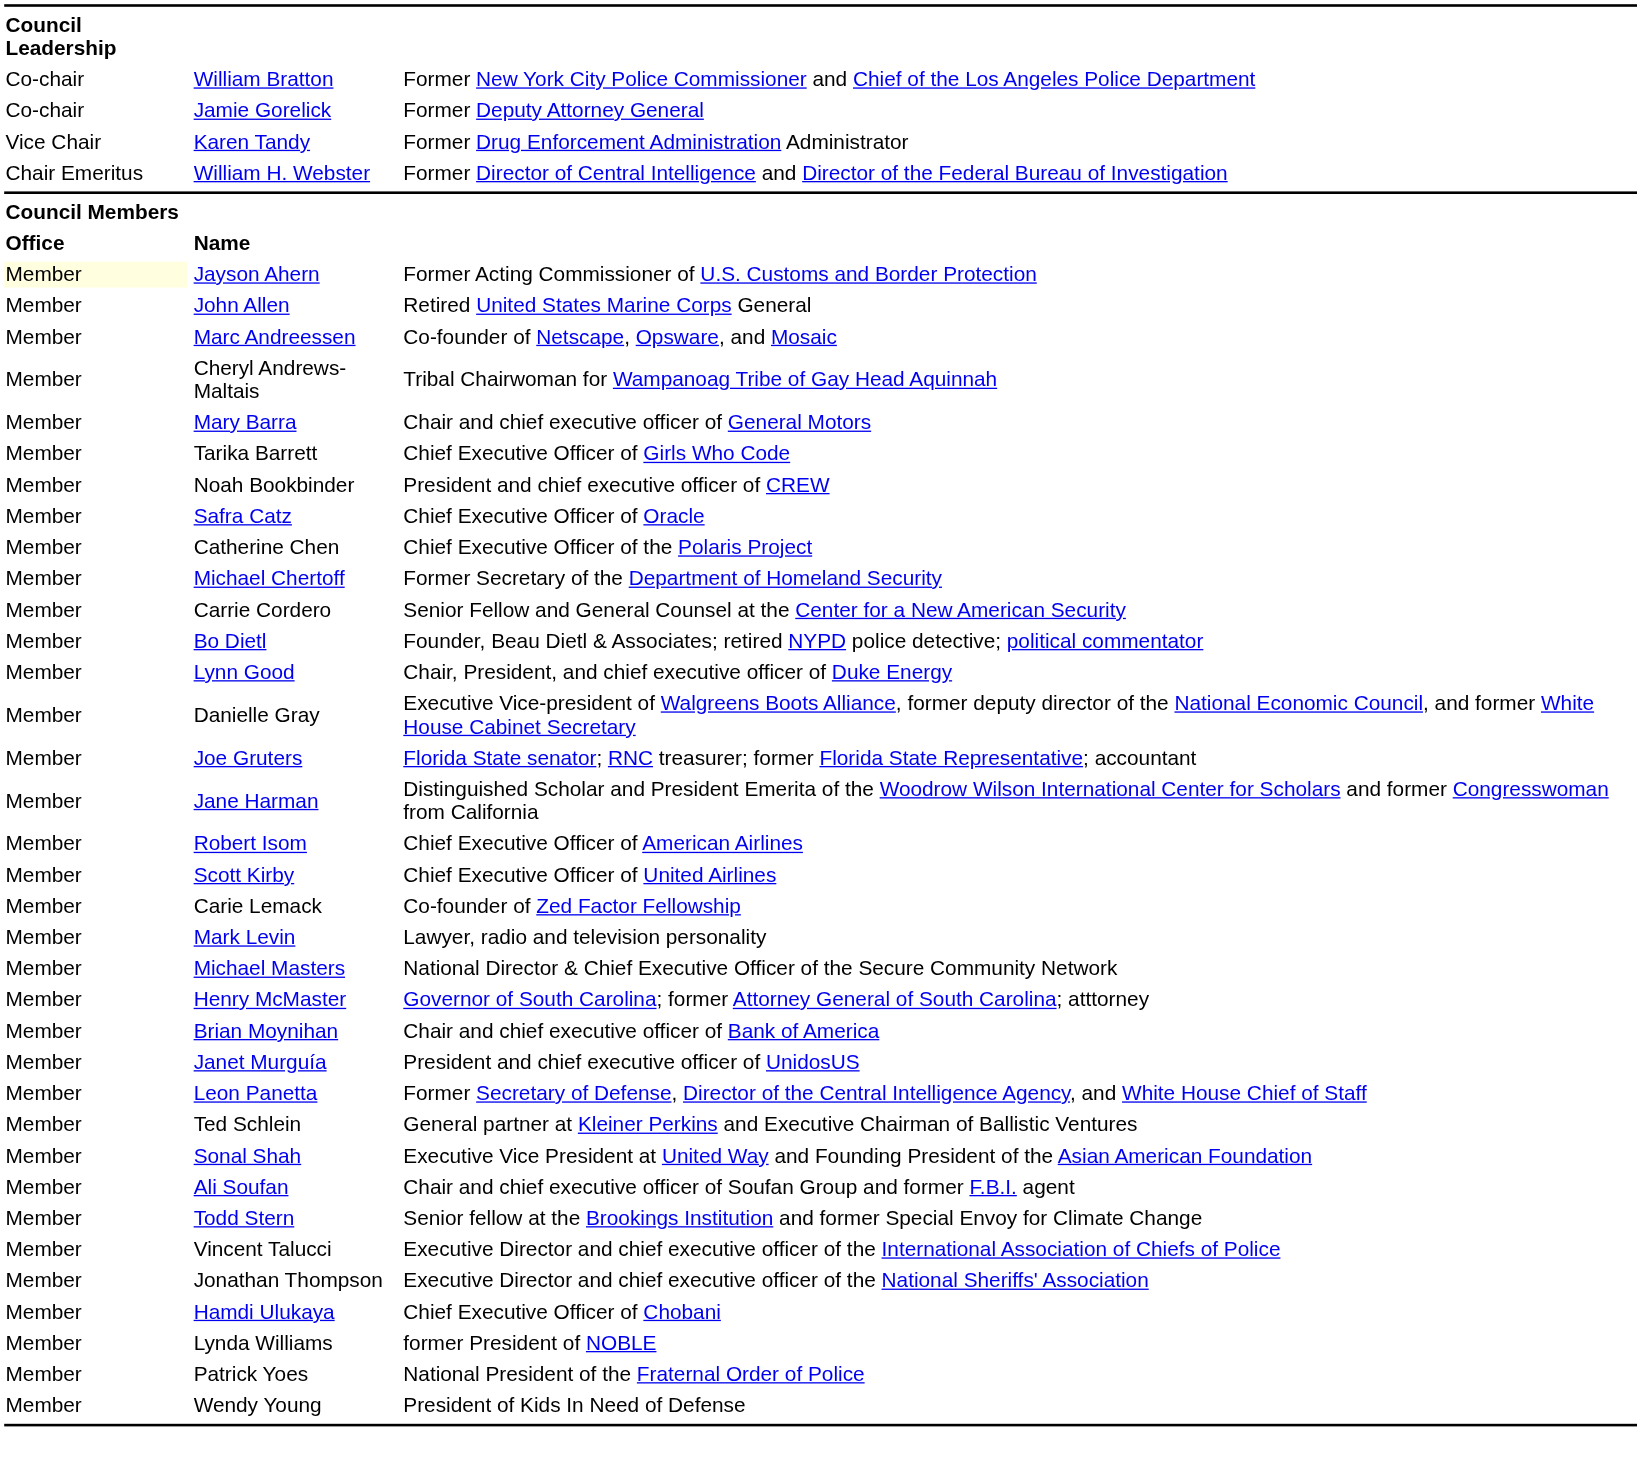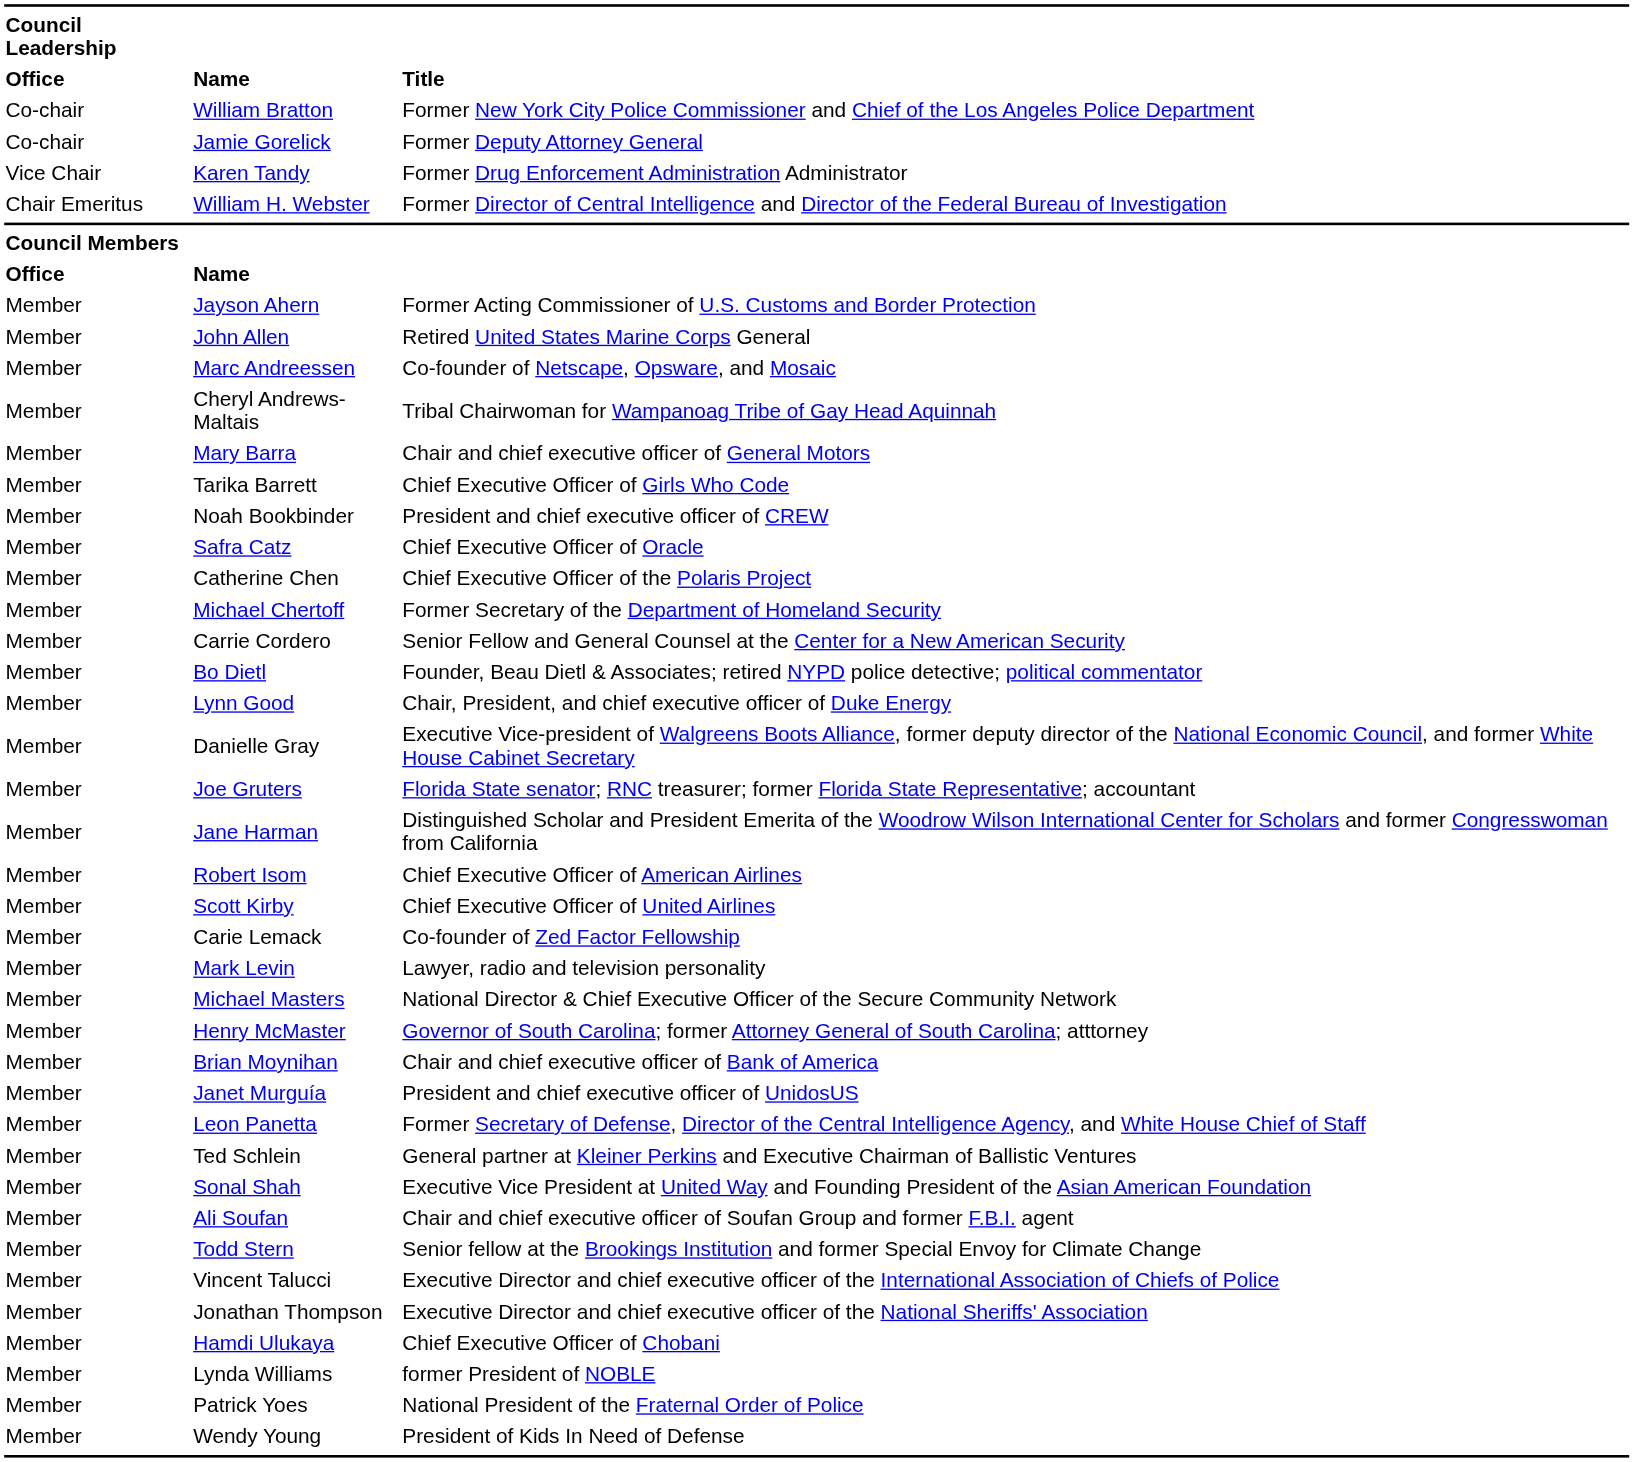+ row: (222, 79)
(44, 274) lightyellow background -> (44, 305) no background
